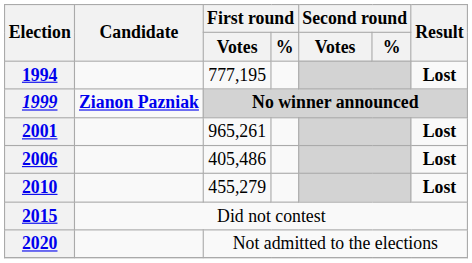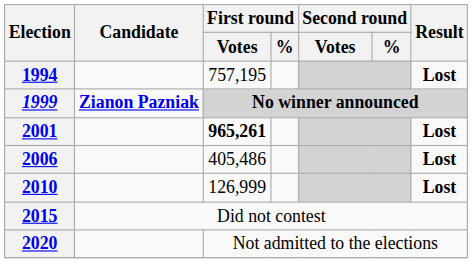(237, 74) 777,195 -> (237, 74) 757,195
(237, 131) normal -> (237, 131) bold
(237, 187) 455,279 -> (237, 187) 126,999
